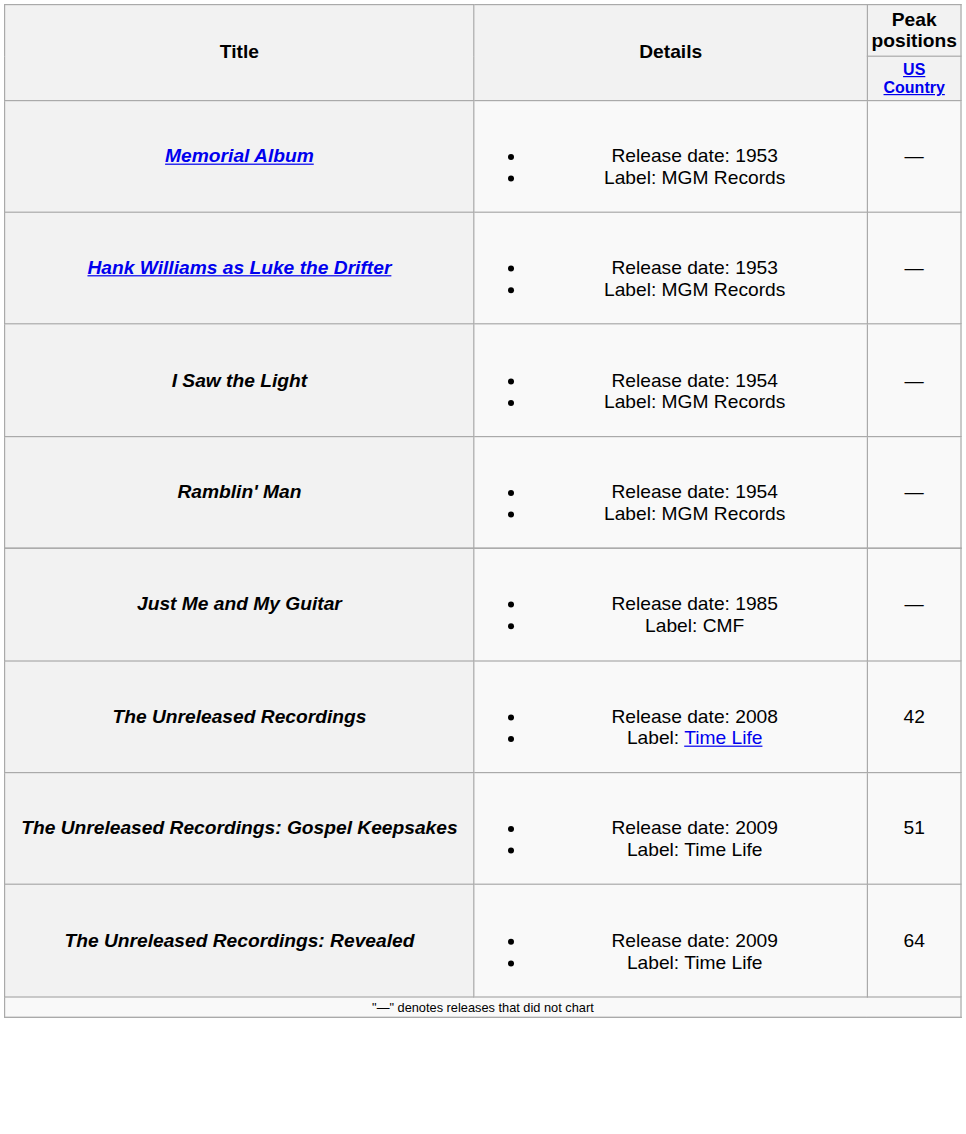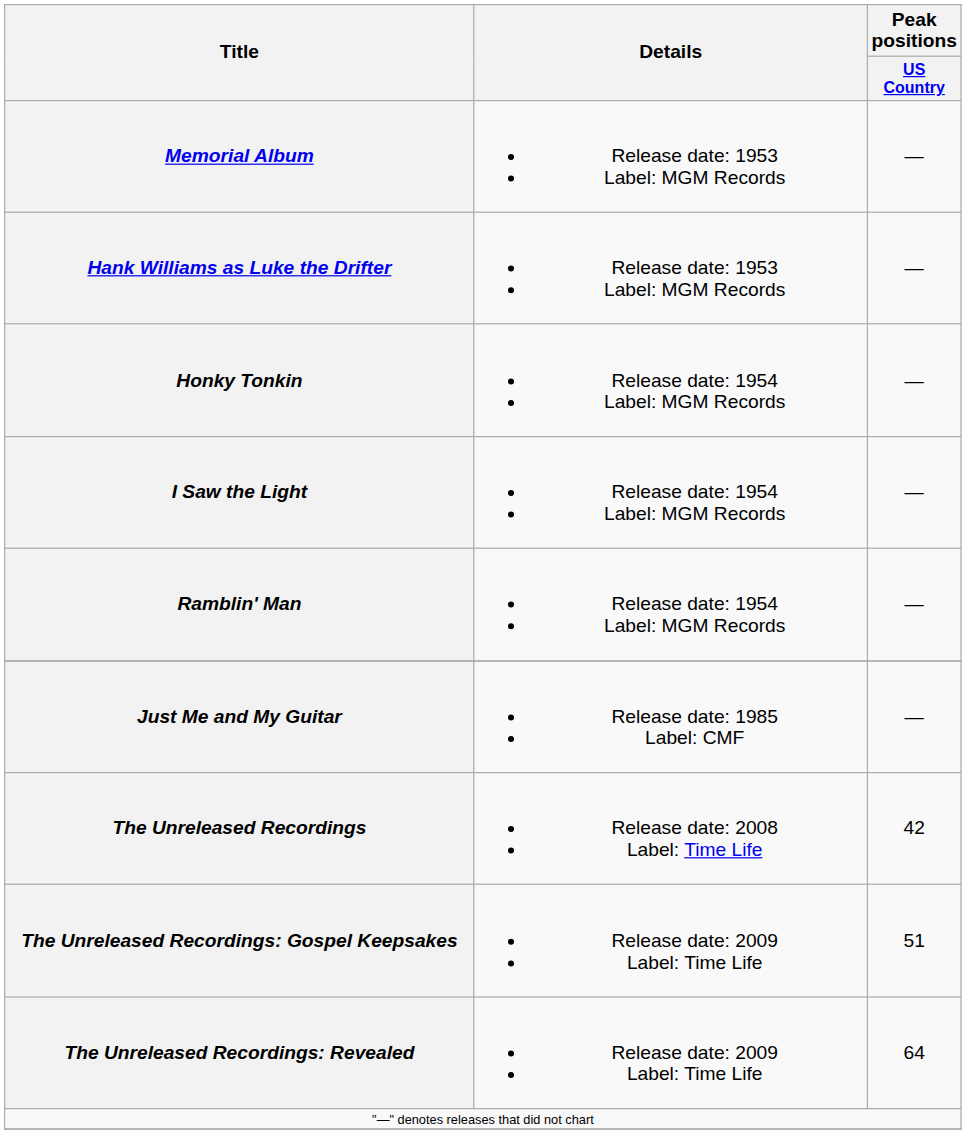+ row: (239, 380)
